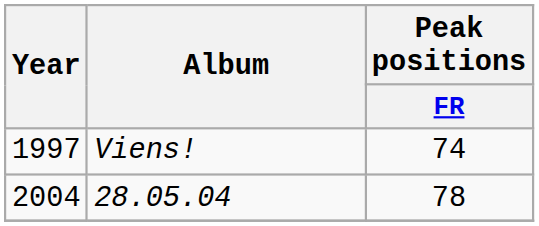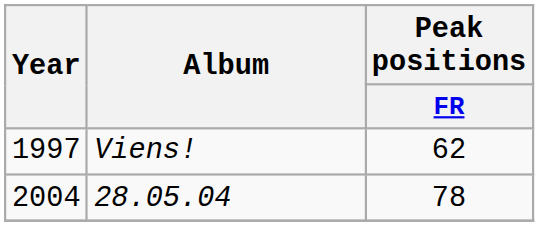(449, 151) 74 -> (449, 151) 62
